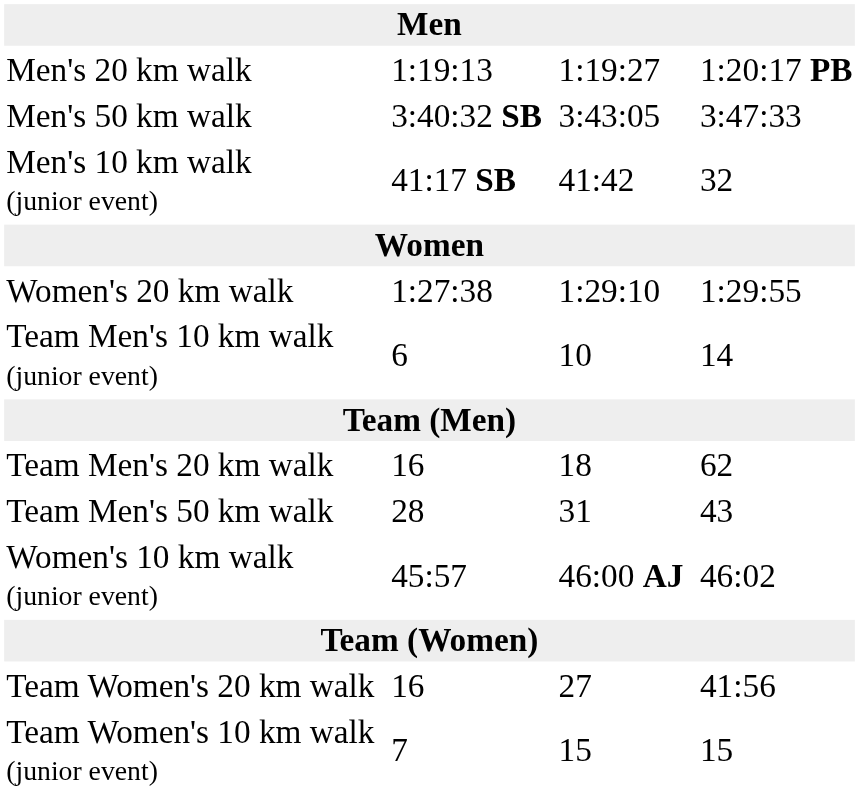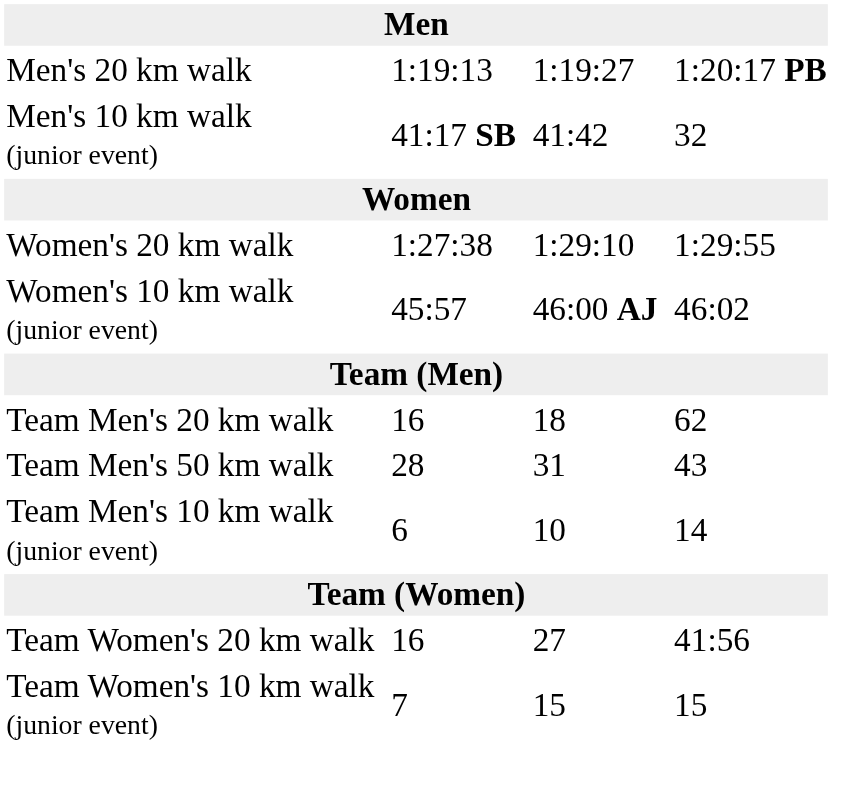- row: (129, 115)
rows swapped: (150, 575) <-> (170, 355)
